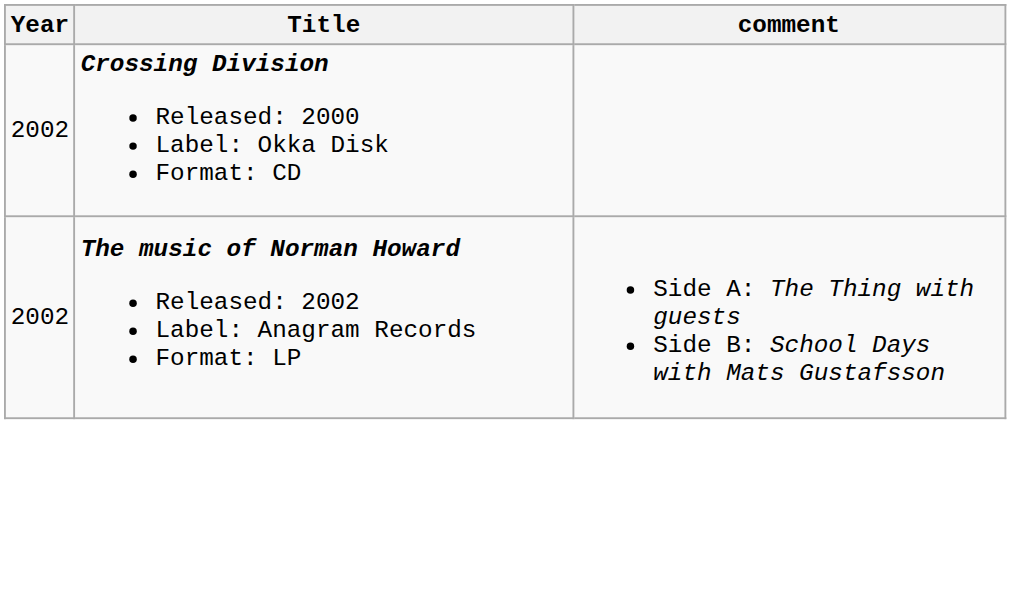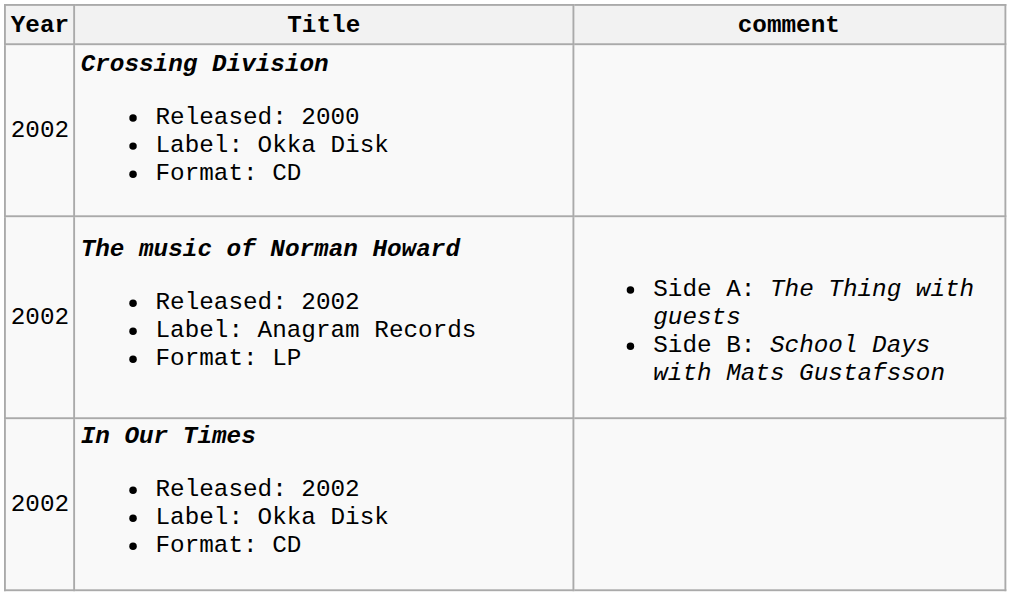+ row: (324, 491)
